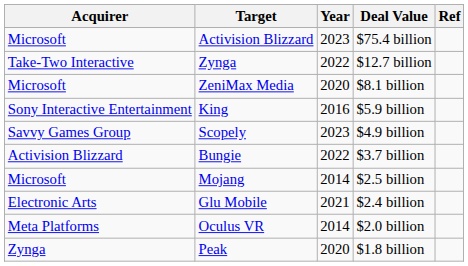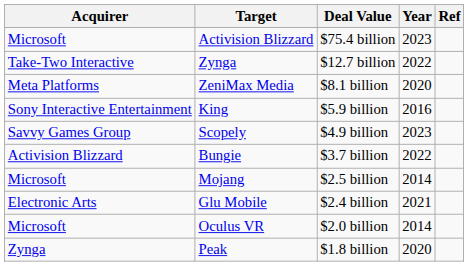columns swapped: (335, 16) <-> (394, 16)
(37, 86) Microsoft -> (53, 86) Meta Platforms
(53, 226) Meta Platforms -> (37, 226) Microsoft
